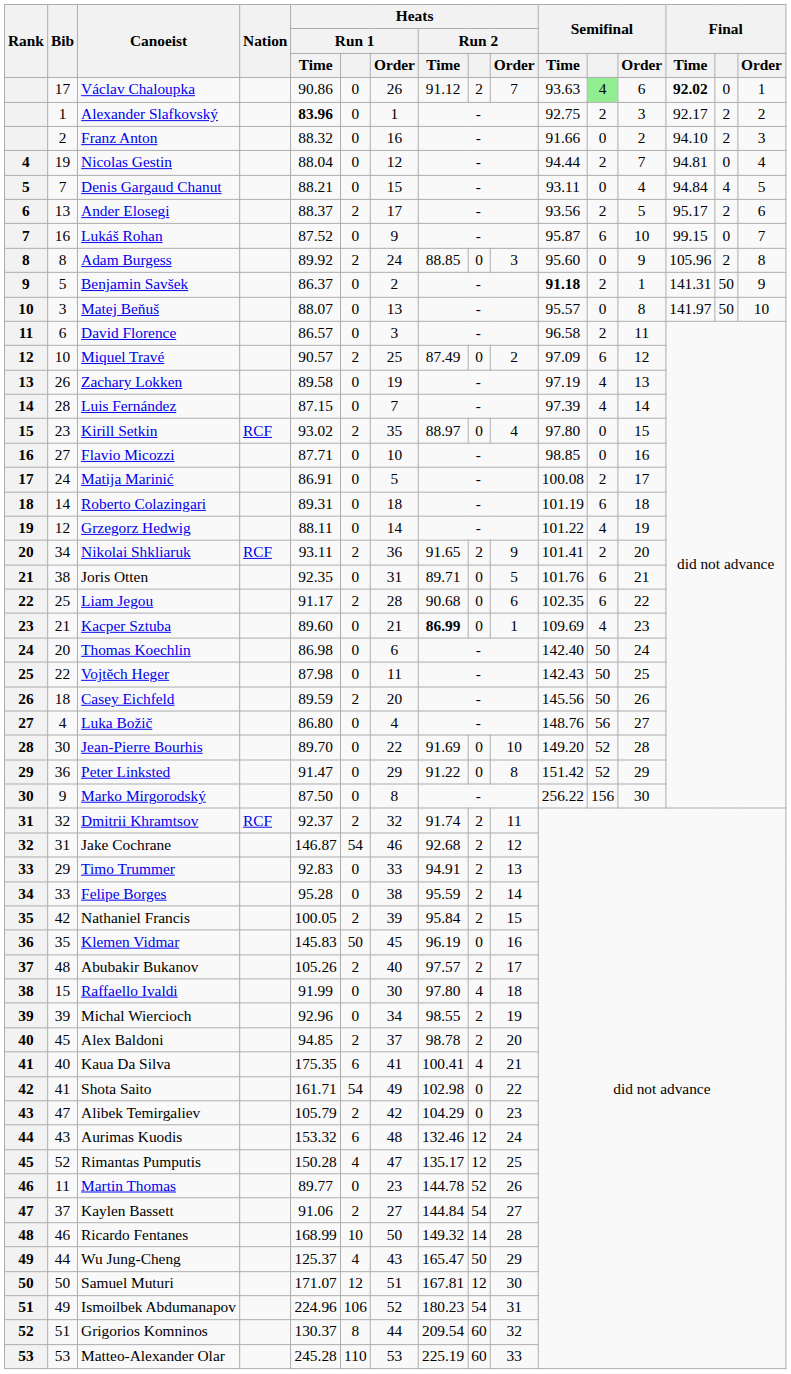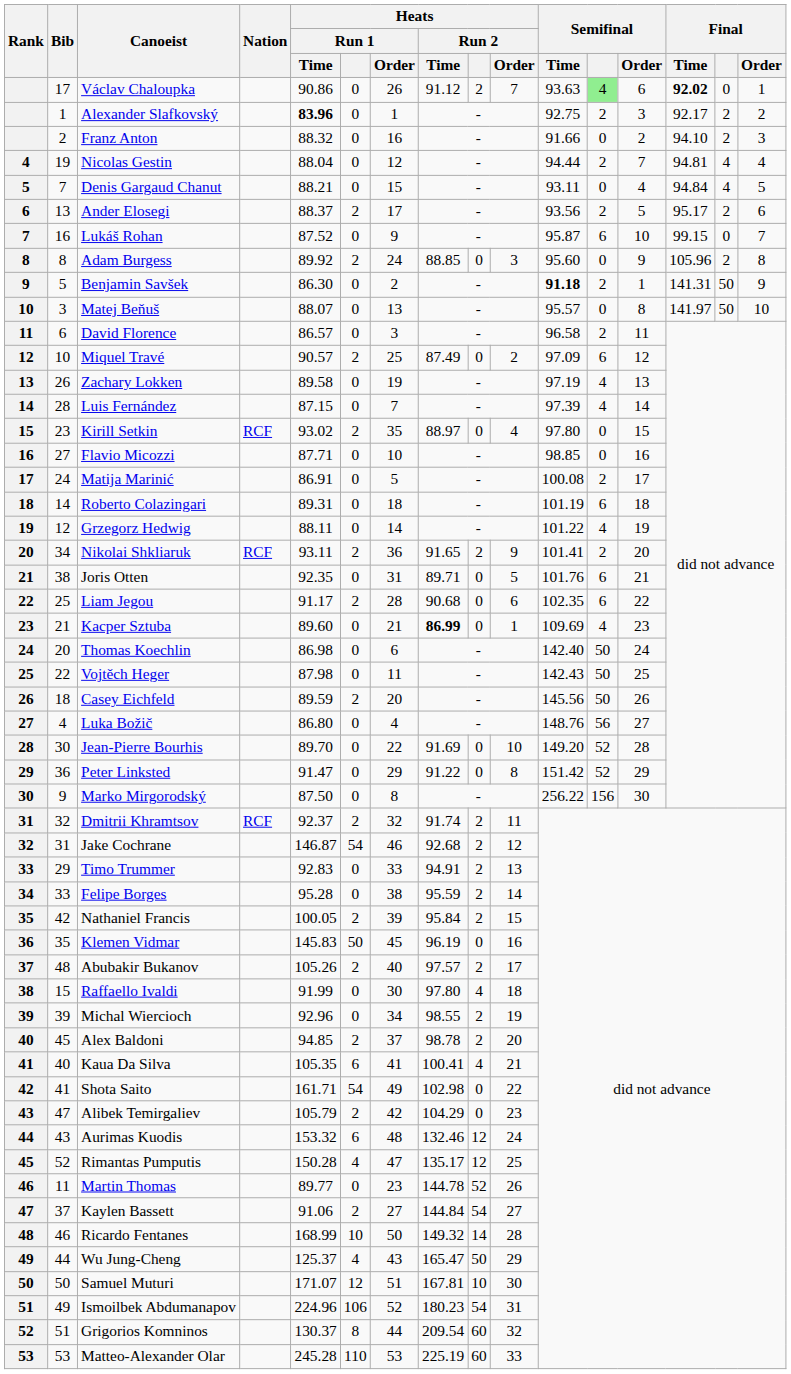(726, 162) 0 -> (726, 162) 4
(316, 284) 86.37 -> (316, 284) 86.30
(316, 1064) 175.35 -> (316, 1064) 105.35
(479, 1283) 12 -> (479, 1283) 10
